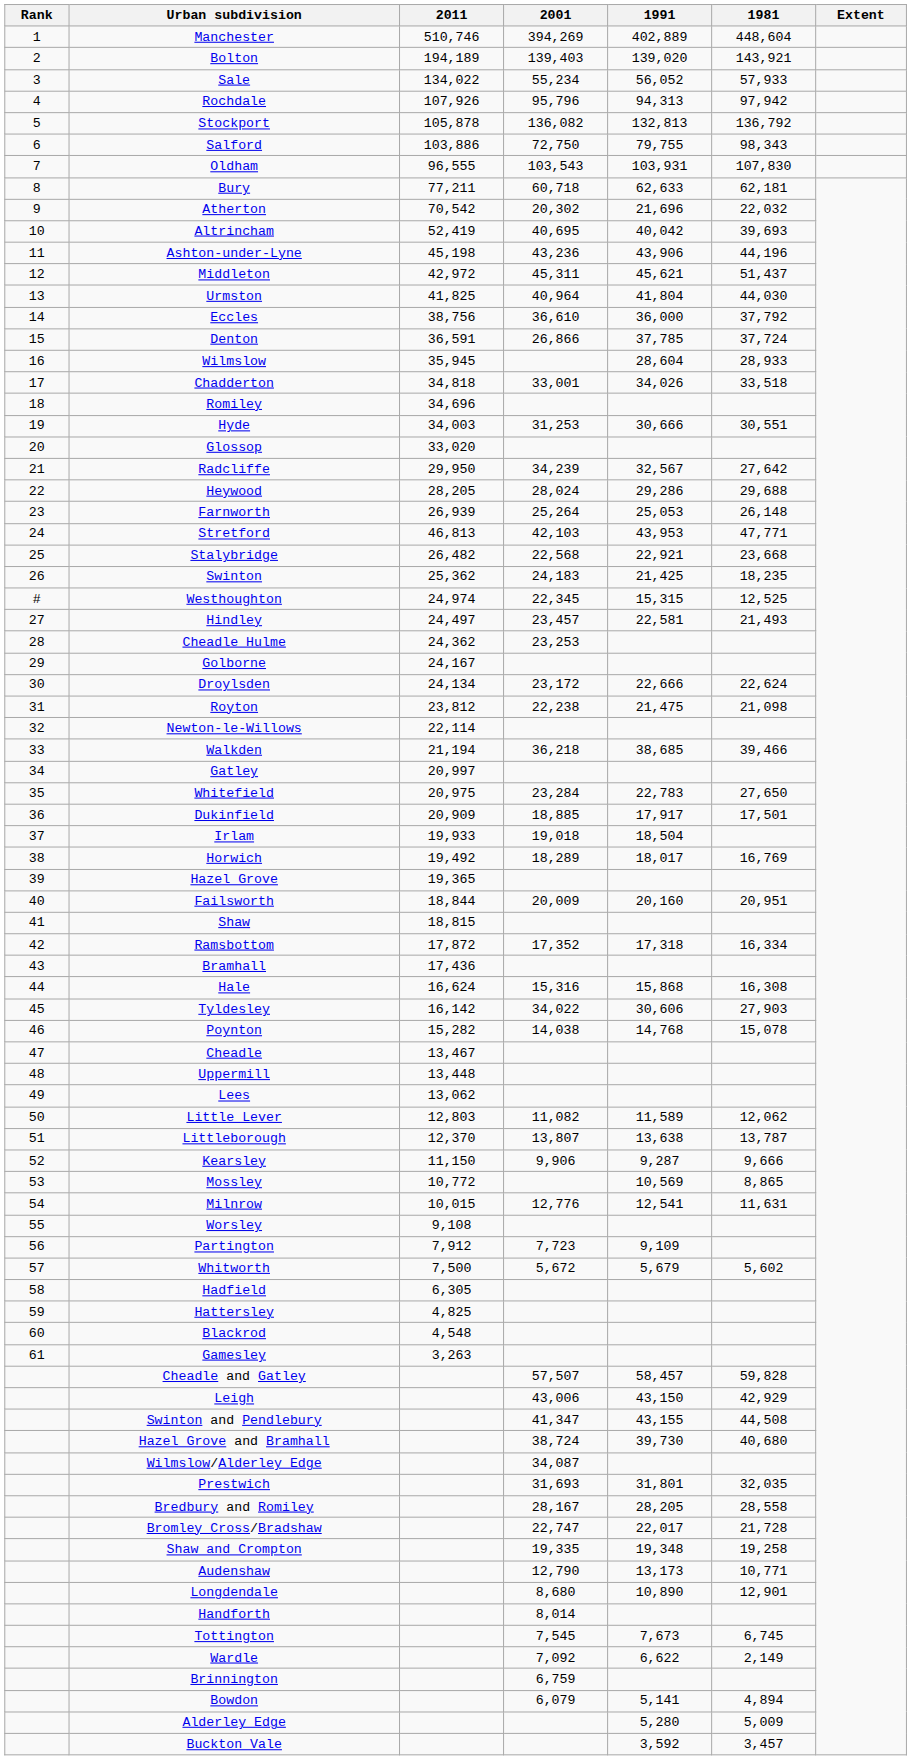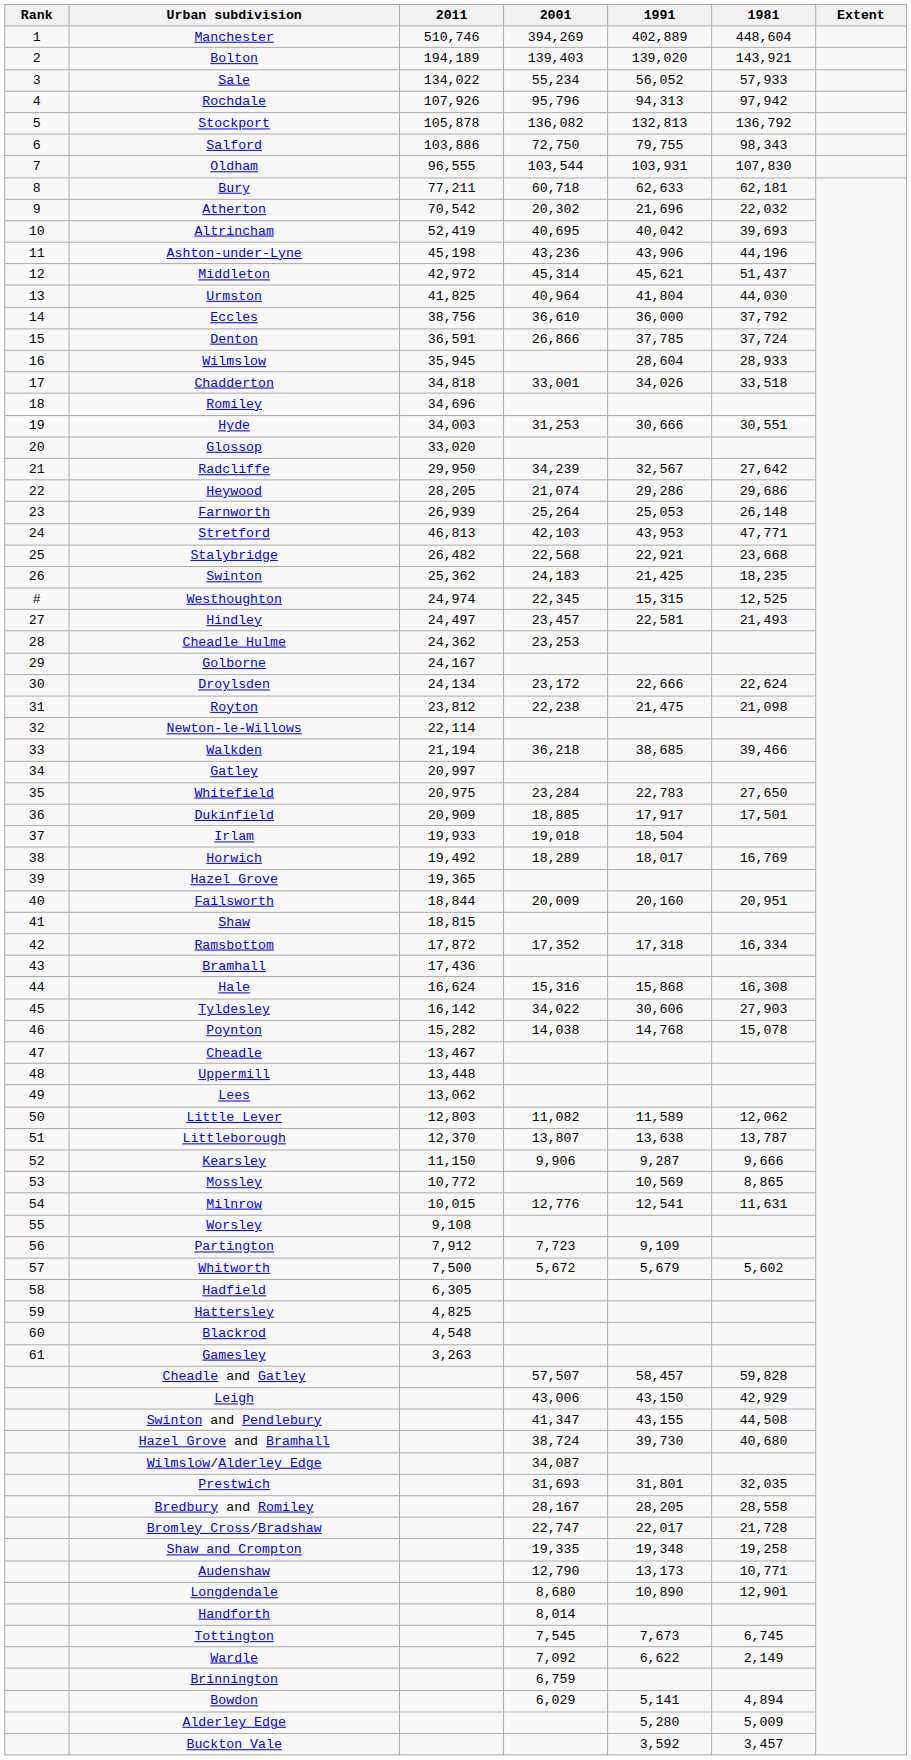(556, 167) 103,543 -> (556, 167) 103,544
(556, 275) 45,311 -> (556, 275) 45,314
(556, 491) 28,024 -> (556, 491) 21,074
(764, 491) 29,688 -> (764, 491) 29,686
(556, 1701) 6,079 -> (556, 1701) 6,029
